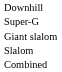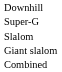rows swapped: (31, 36) <-> (19, 50)
